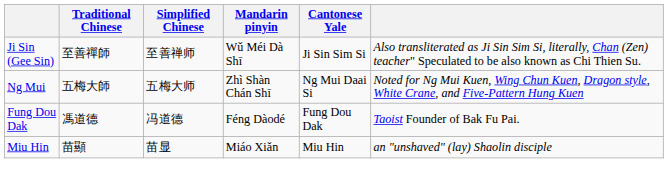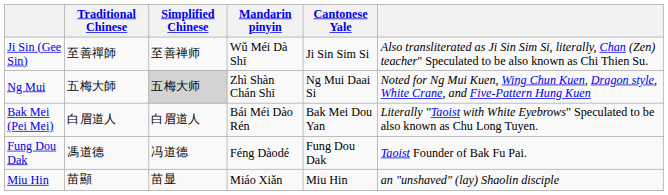(171, 86) no background -> (176, 86) lightgrey background
+ row: (30, 119)
